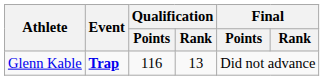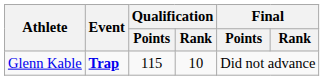(152, 63) 116 -> (152, 63) 115
(196, 63) 13 -> (196, 63) 10
